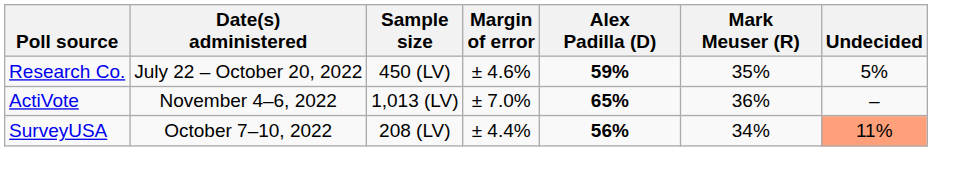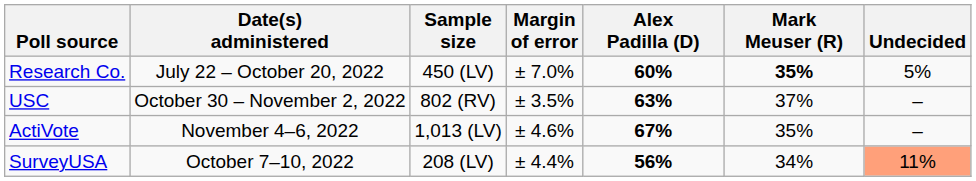(501, 71) ± 4.6% -> (544, 71) ± 7.0%
(610, 71) 59% -> (653, 71) 60%
(751, 71) normal -> (794, 71) bold
+ row: (29, 101)
(501, 101) ± 7.0% -> (544, 131) ± 4.6%
(610, 101) 65% -> (653, 131) 67%
(751, 101) 36% -> (794, 131) 35%
